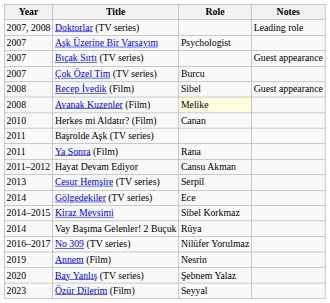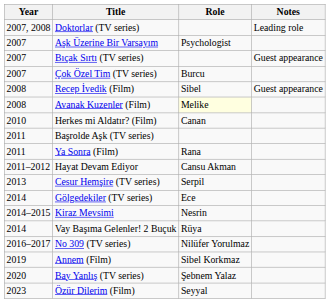(210, 213) Sibel Korkmaz -> (194, 213) Nesrin
(194, 259) Nesrin -> (210, 259) Sibel Korkmaz
